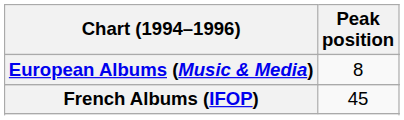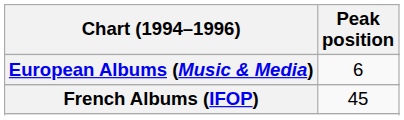(358, 69) 8 -> (358, 69) 6
